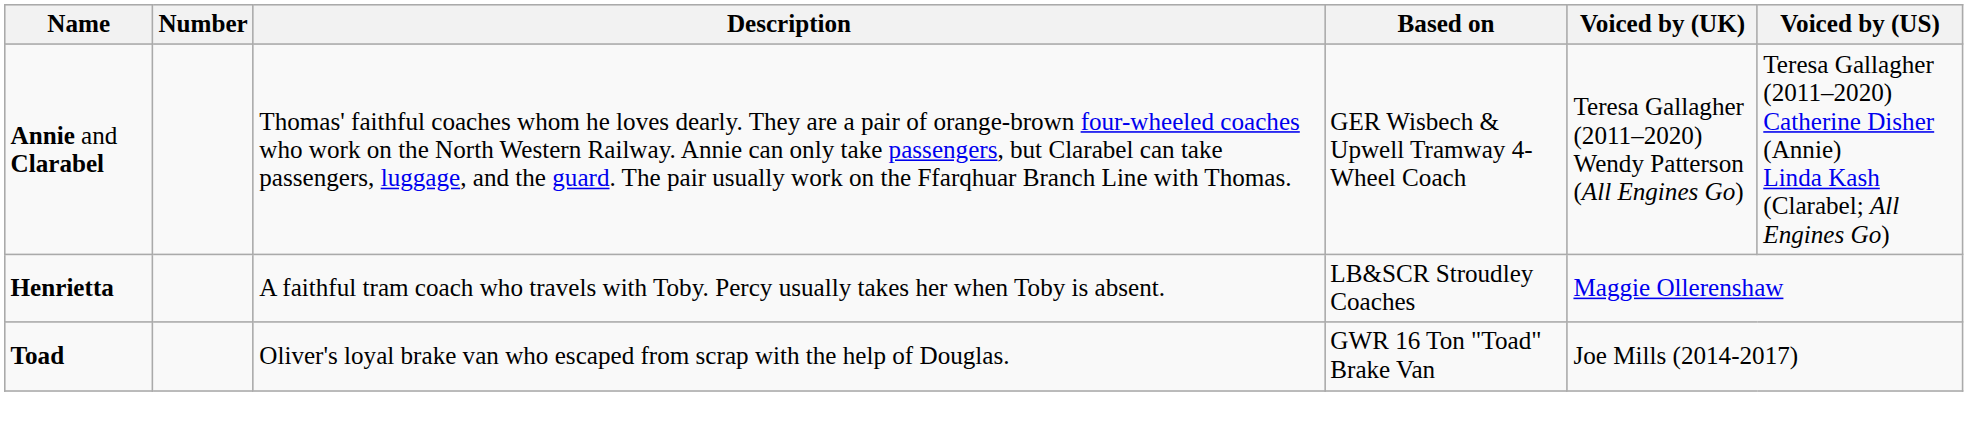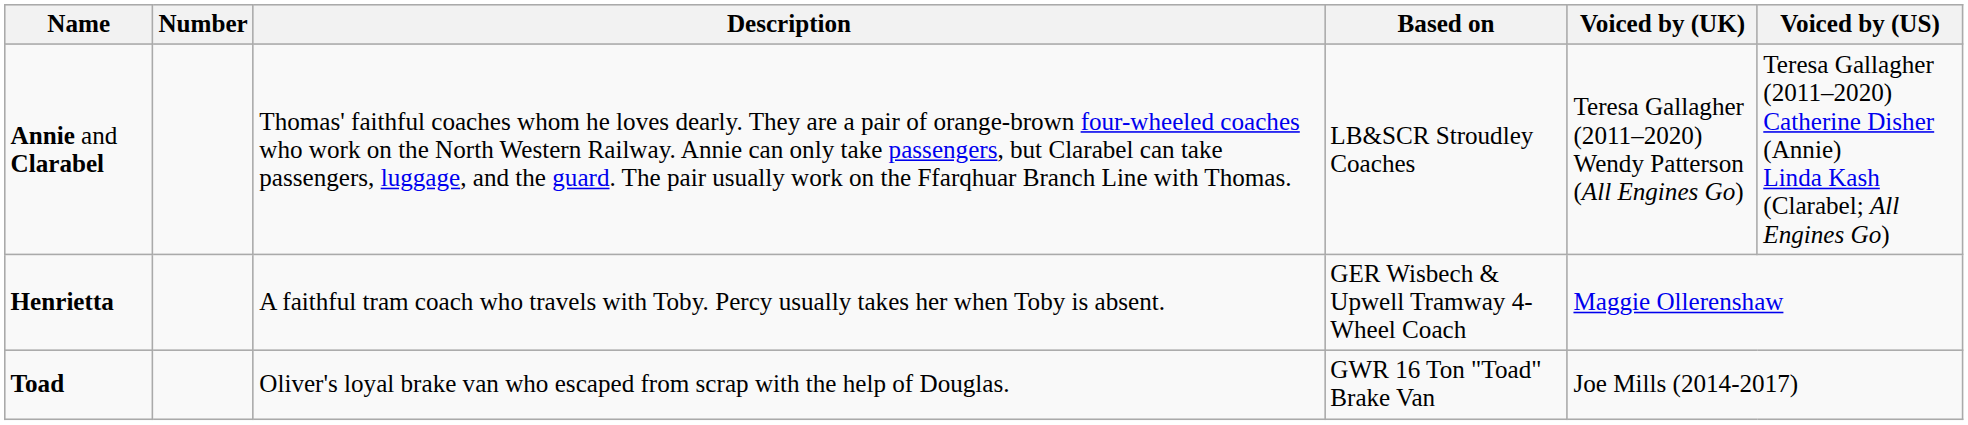(1431, 149) GER Wisbech & Upwell Tramway 4-Wheel Coach -> (1432, 149) LB&SCR Stroudley Coaches
(1432, 287) LB&SCR Stroudley Coaches -> (1431, 301) GER Wisbech & Upwell Tramway 4-Wheel Coach
